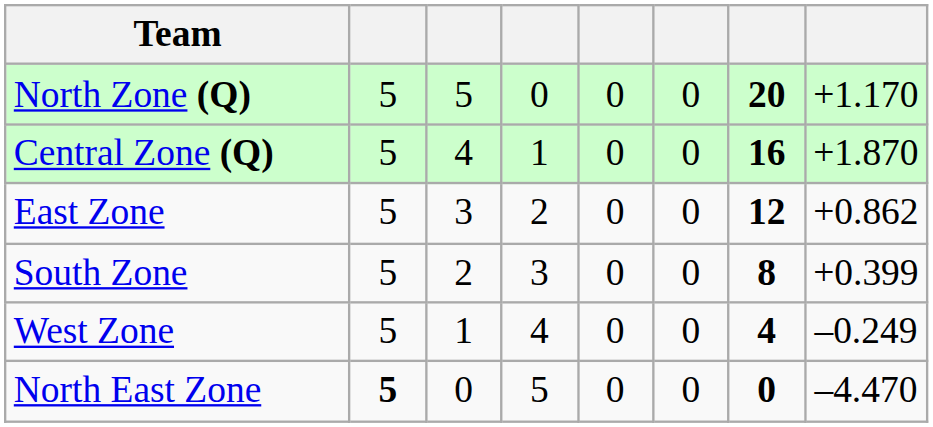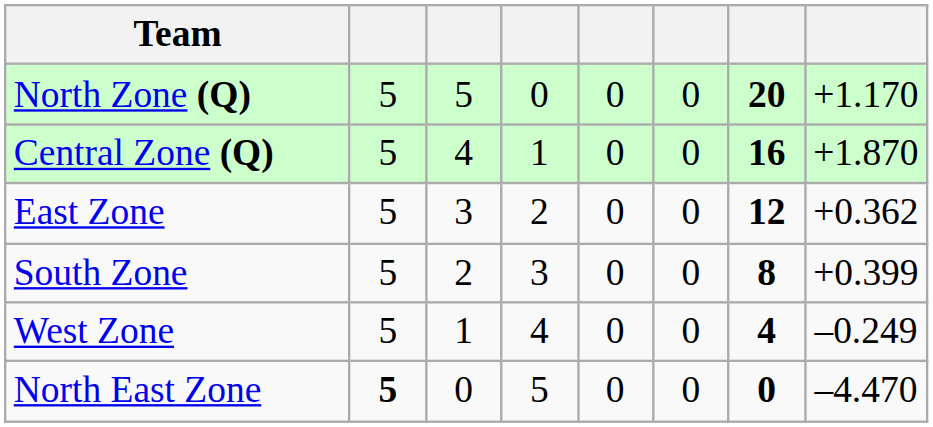(866, 212) +0.862 -> (866, 212) +0.362
